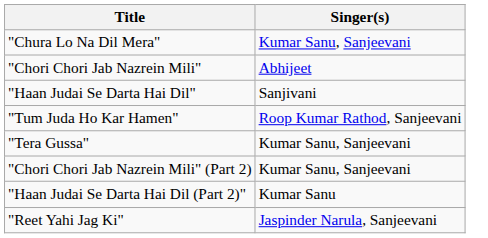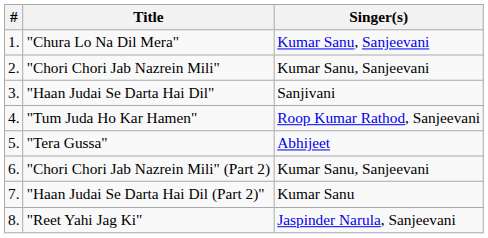+ column: (14, 17)
(285, 67) Abhijeet -> (353, 67) Kumar Sanu, Sanjeevani
(335, 143) Kumar Sanu, Sanjeevani -> (304, 143) Abhijeet
